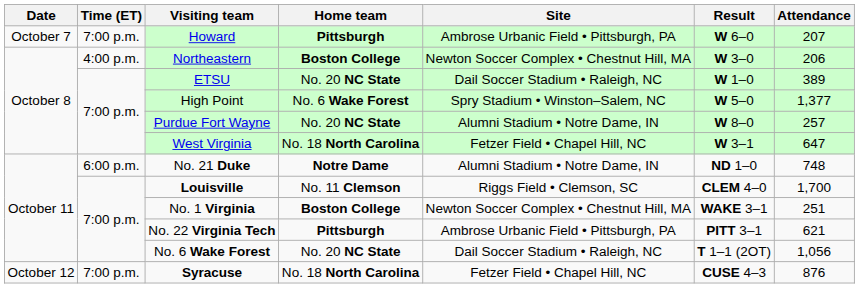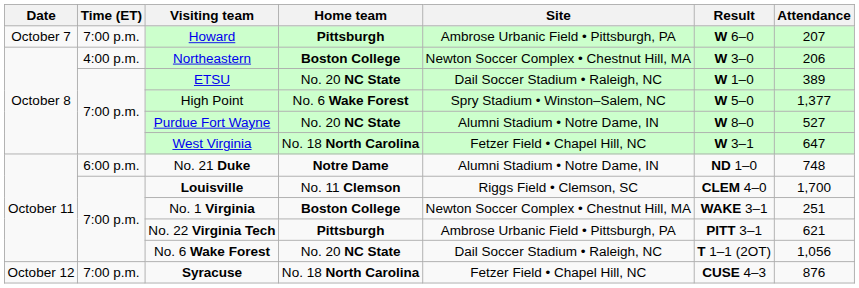(814, 122) 257 -> (814, 122) 527
